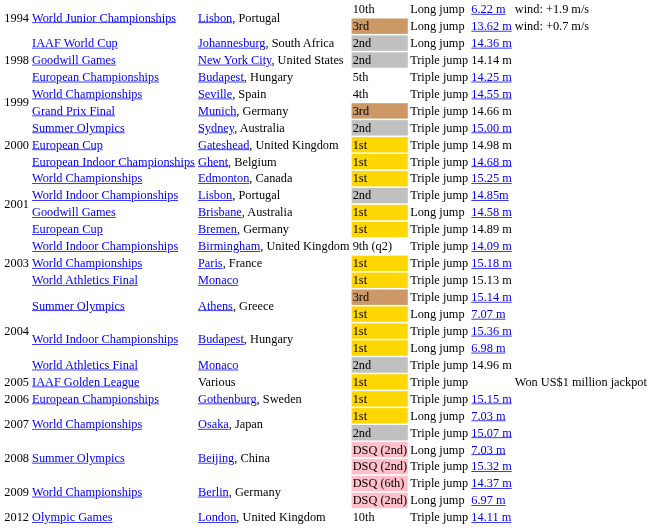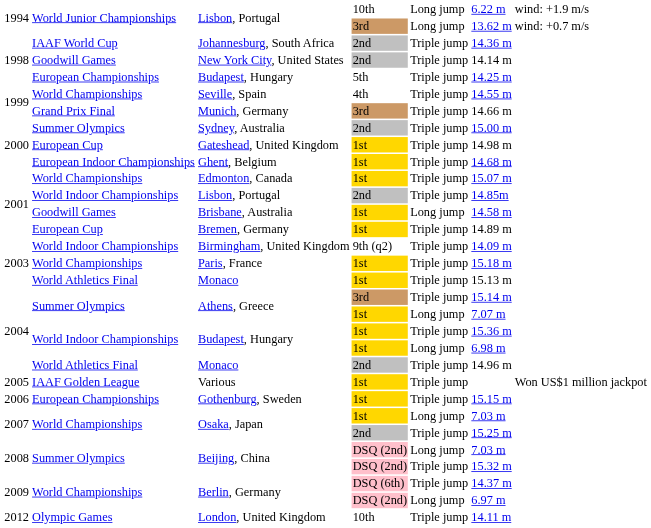(437, 43) Long jump -> (439, 43) Triple jump
(492, 178) 15.25 m -> (492, 178) 15.07 m
(492, 432) 15.07 m -> (492, 432) 15.25 m
